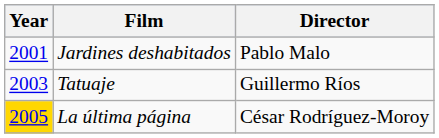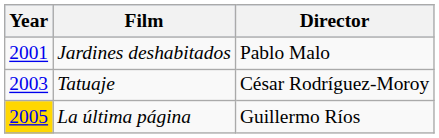(300, 85) Guillermo Ríos -> (335, 85) César Rodríguez-Moroy
(335, 117) César Rodríguez-Moroy -> (300, 117) Guillermo Ríos
